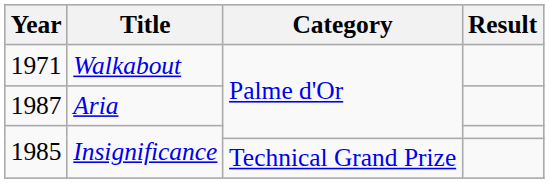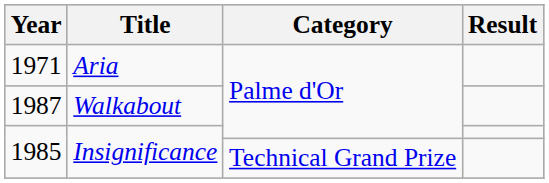(127, 65) Walkabout -> (96, 65) Aria
(96, 105) Aria -> (127, 105) Walkabout
